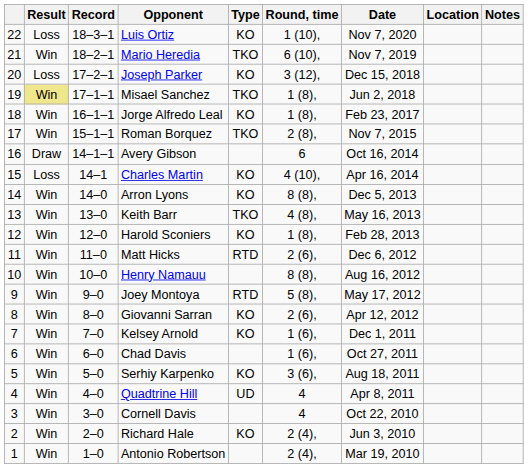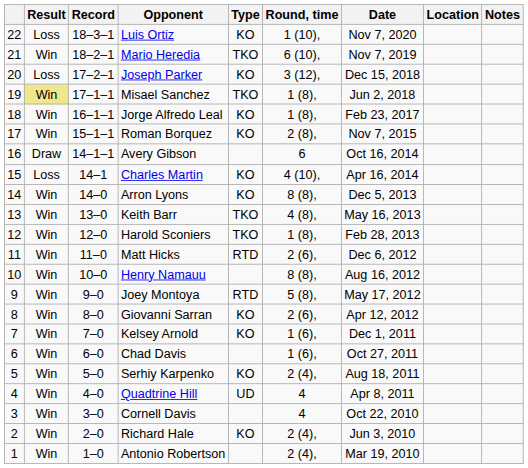(245, 134) TKO -> (245, 134) KO
(245, 234) KO -> (245, 234) TKO
(302, 374) 3 (6), -> (302, 374) 2 (4),
